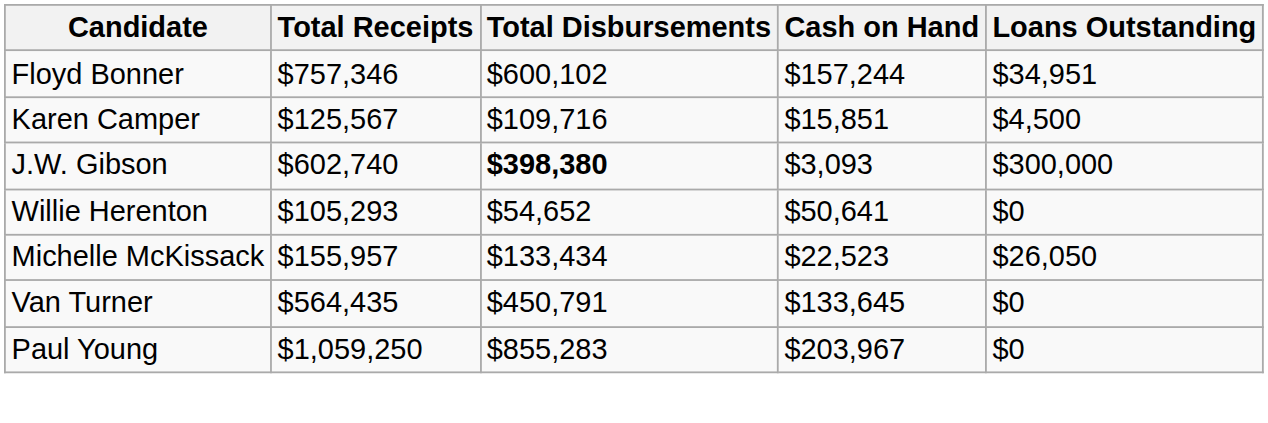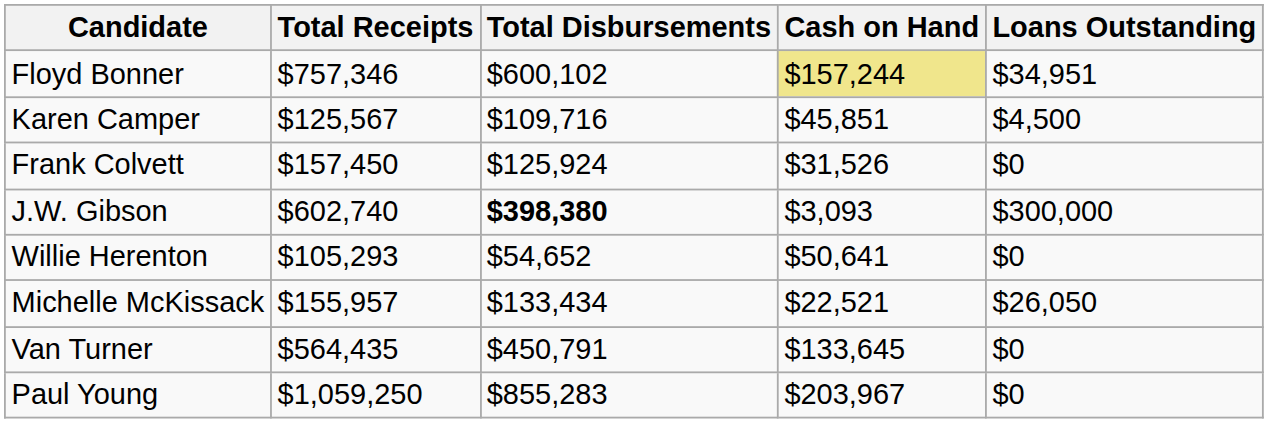(845, 73) no background -> (845, 73) khaki background
(837, 119) $15,851 -> (837, 119) $45,851
+ row: (98, 165)
(837, 257) $22,523 -> (837, 303) $22,521
